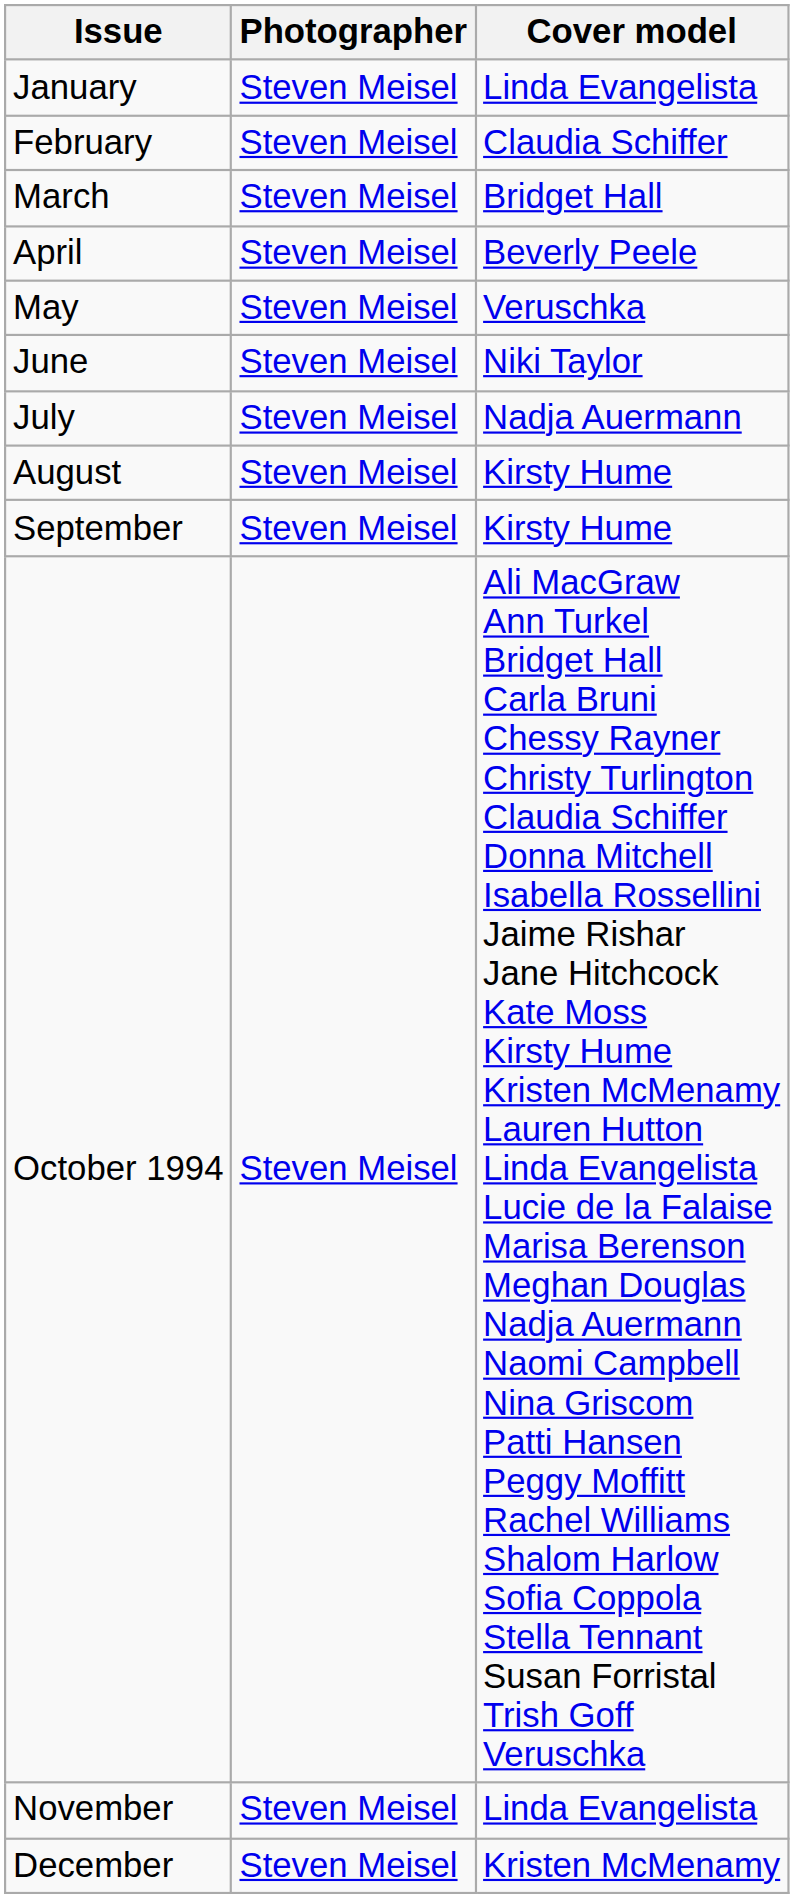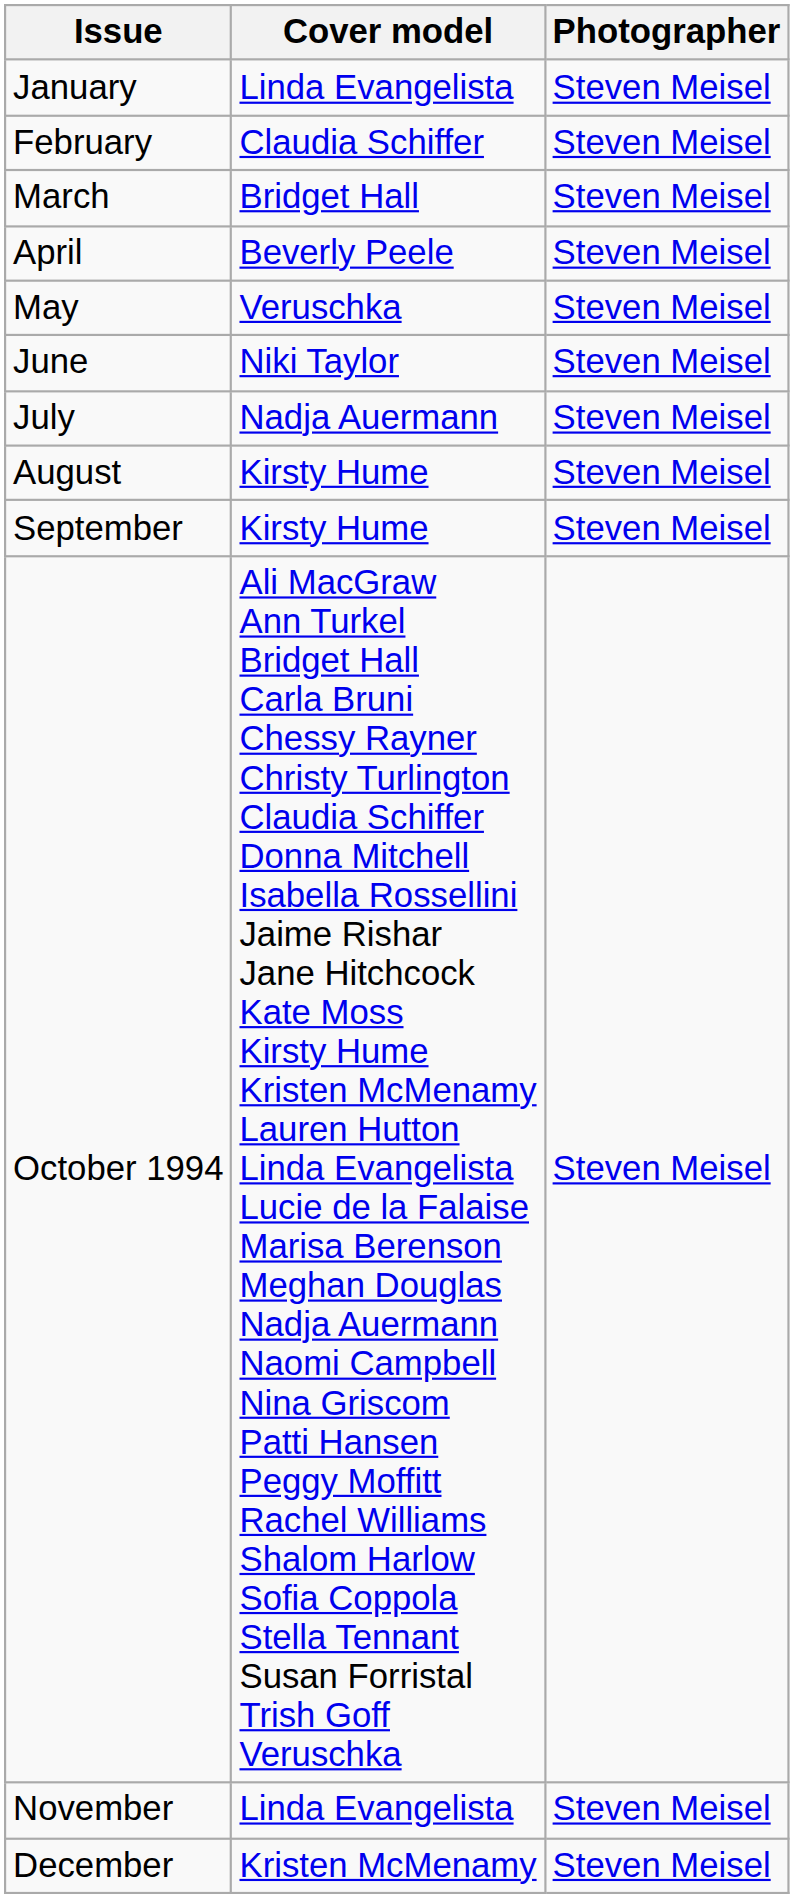columns swapped: (632, 32) <-> (353, 32)
